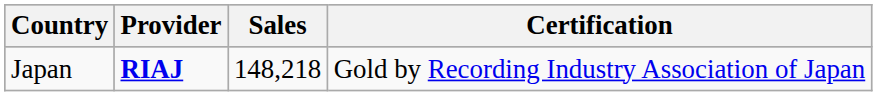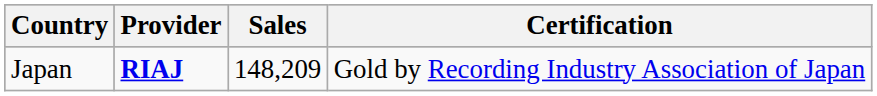(278, 68) 148,218 -> (278, 68) 148,209
